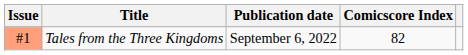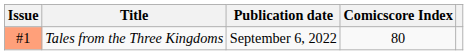(398, 38) 82 -> (398, 38) 80
